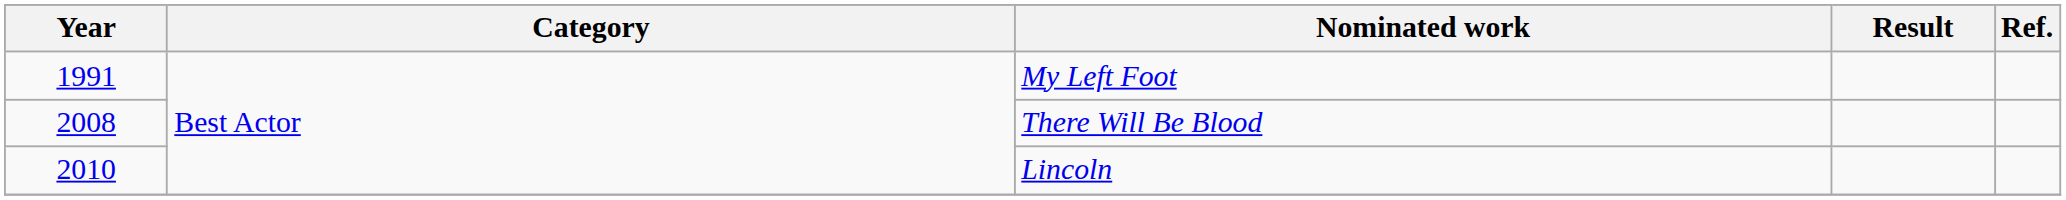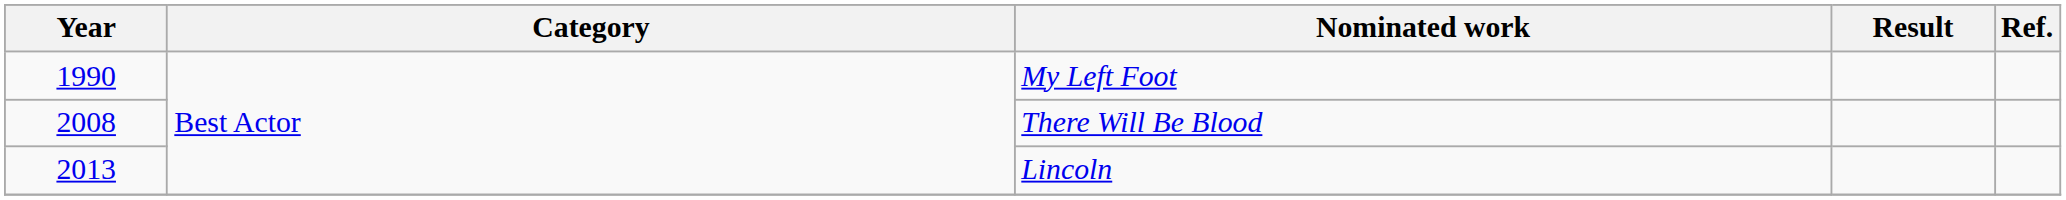(86, 75) 1991 -> (86, 75) 1990
(86, 169) 2010 -> (86, 169) 2013
